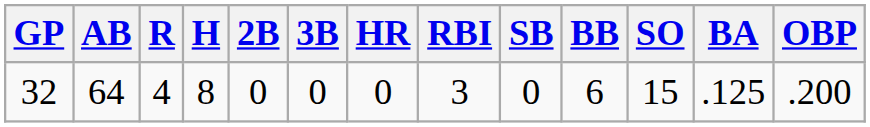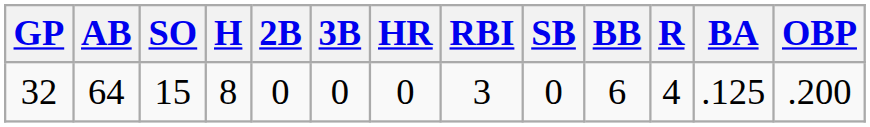columns swapped: (162, 33) <-> (660, 33)
